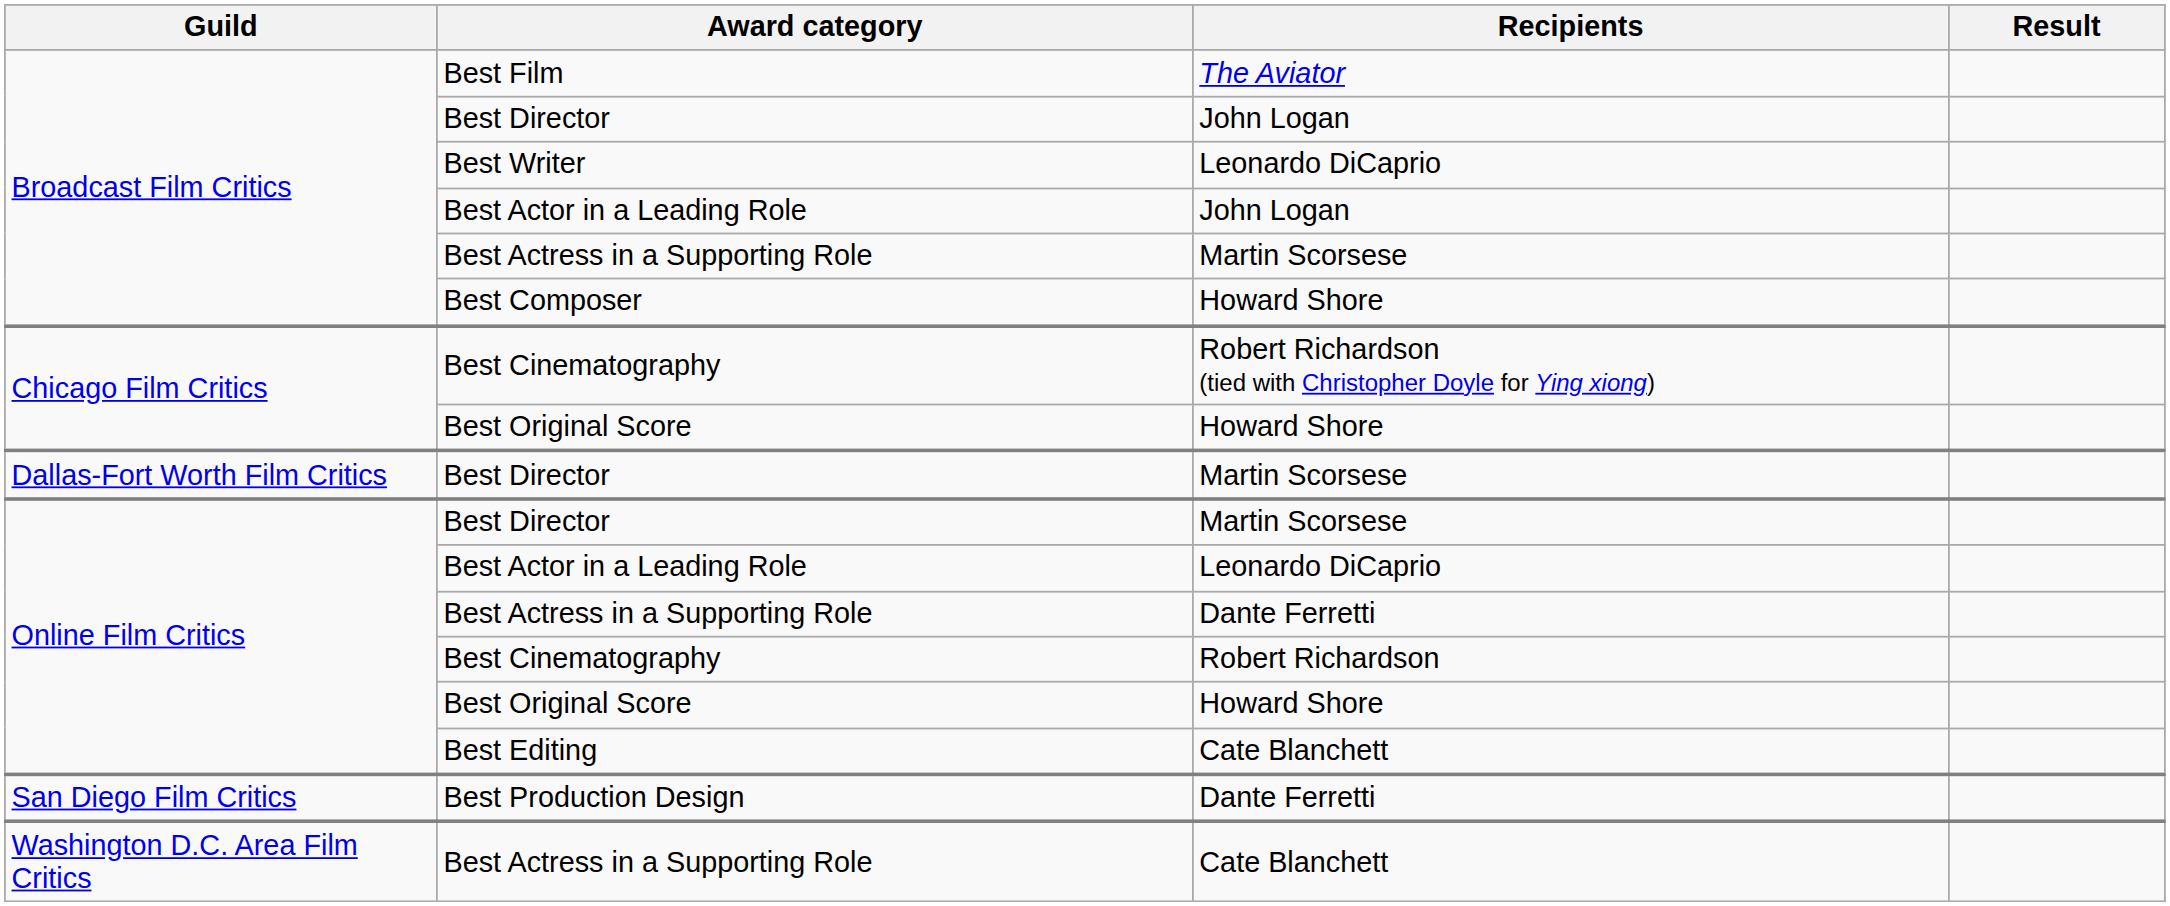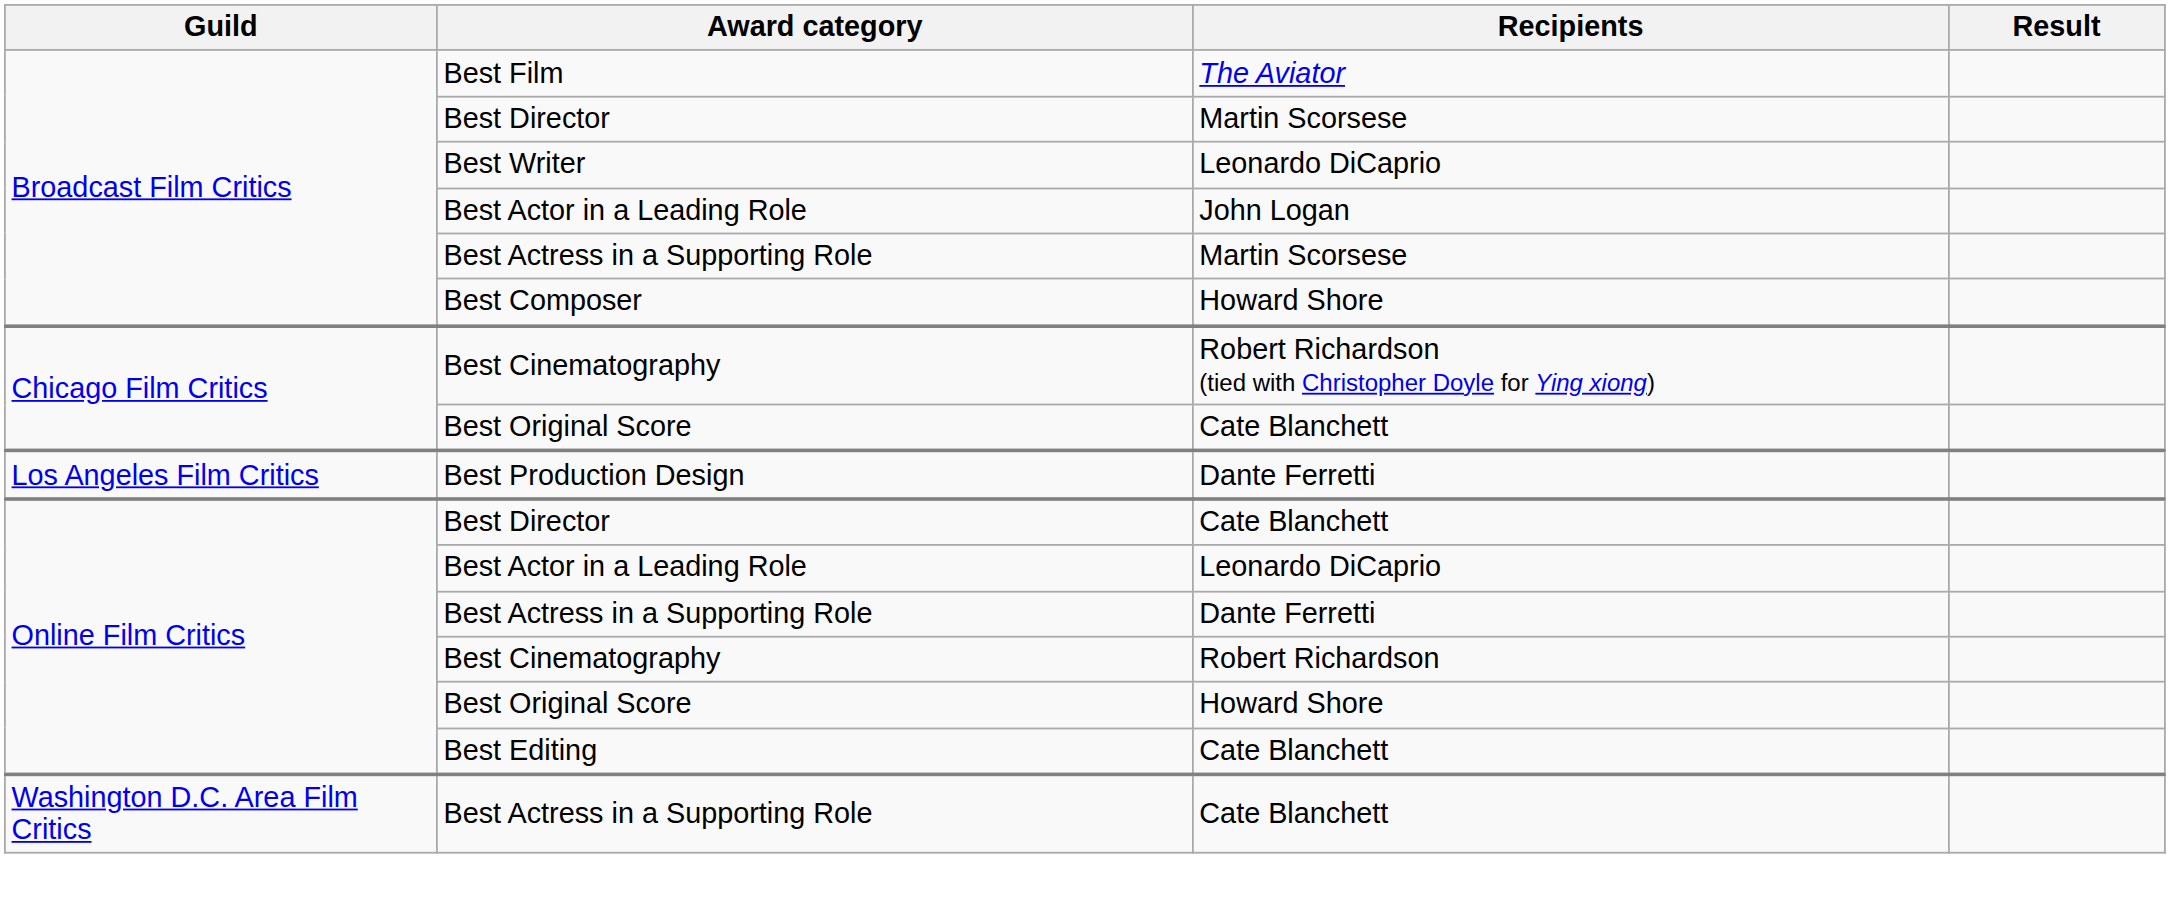(1275, 118) John Logan -> (1303, 118) Martin Scorsese
(1291, 426) Howard Shore -> (1294, 426) Cate Blanchett
- row: (199, 474)
+ row: (165, 474)
(1303, 521) Martin Scorsese -> (1294, 521) Cate Blanchett
- row: (154, 797)
